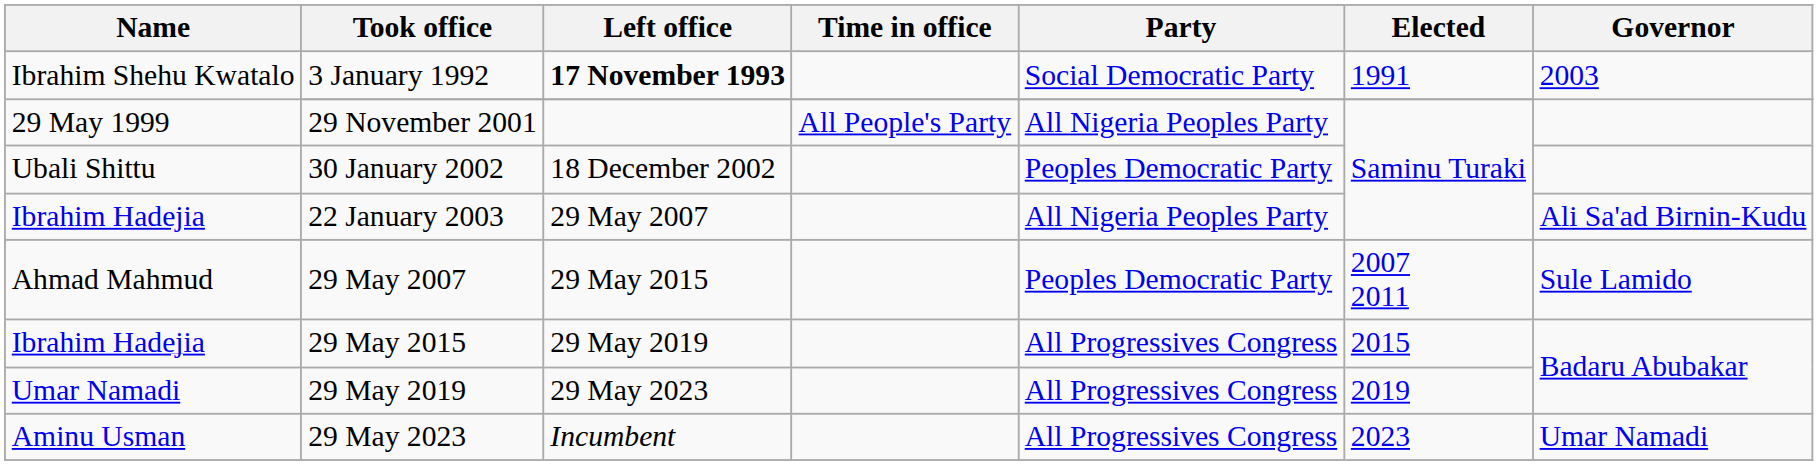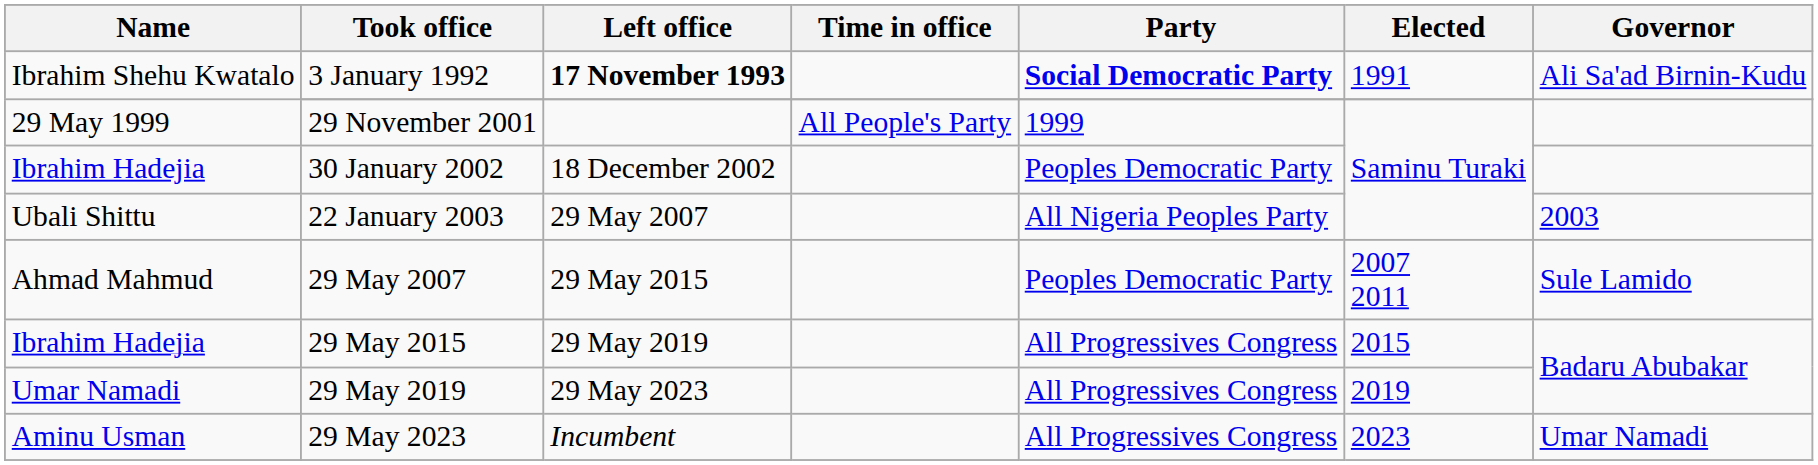(1169, 74) normal -> (1178, 74) bold
(1569, 74) 2003 -> (1673, 74) Ali Sa'ad Birnin-Kudu
(1176, 121) All Nigeria Peoples Party -> (1054, 121) 1999
(84, 168) Ubali Shittu -> (108, 168) Ibrahim Hadejia
(108, 215) Ibrahim Hadejia -> (84, 215) Ubali Shittu
(1673, 215) Ali Sa'ad Birnin-Kudu -> (1569, 215) 2003
